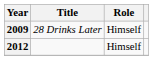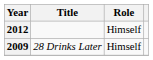rows swapped: (18, 30) <-> (18, 47)
